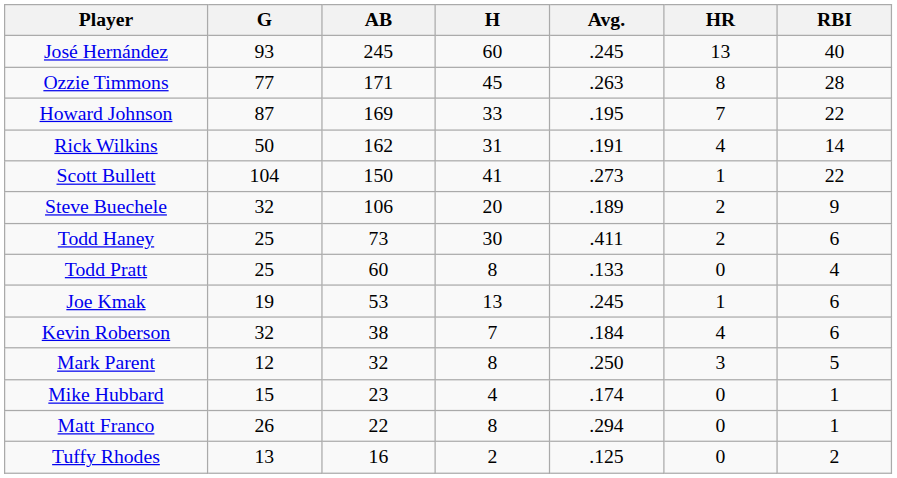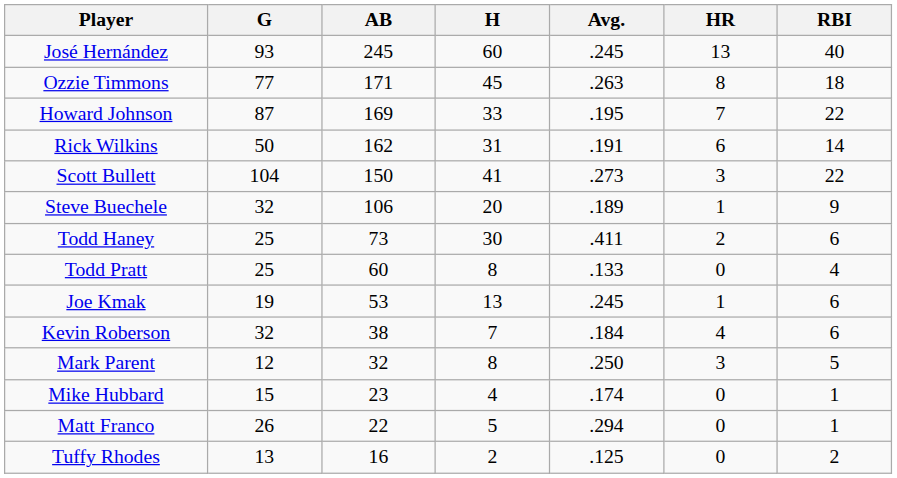(835, 82) 28 -> (835, 82) 18
(720, 144) 4 -> (720, 144) 6
(720, 176) 1 -> (720, 176) 3
(720, 207) 2 -> (720, 207) 1
(492, 425) 8 -> (492, 425) 5
